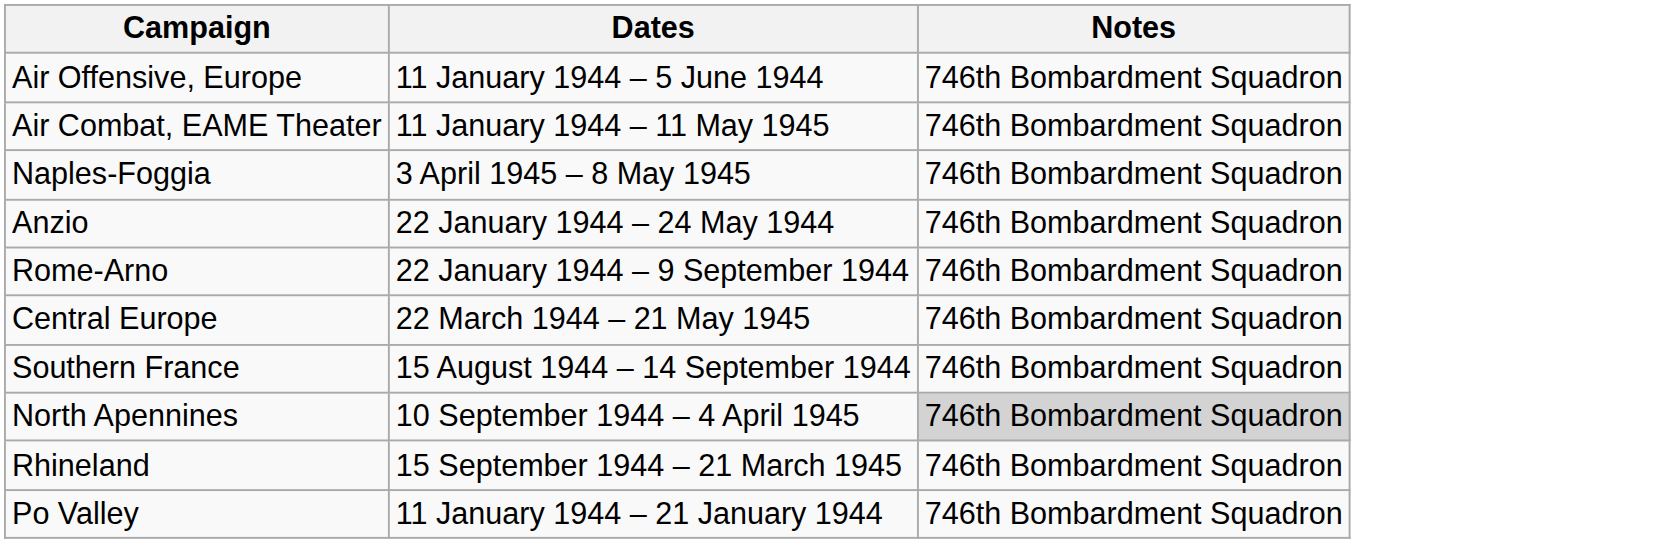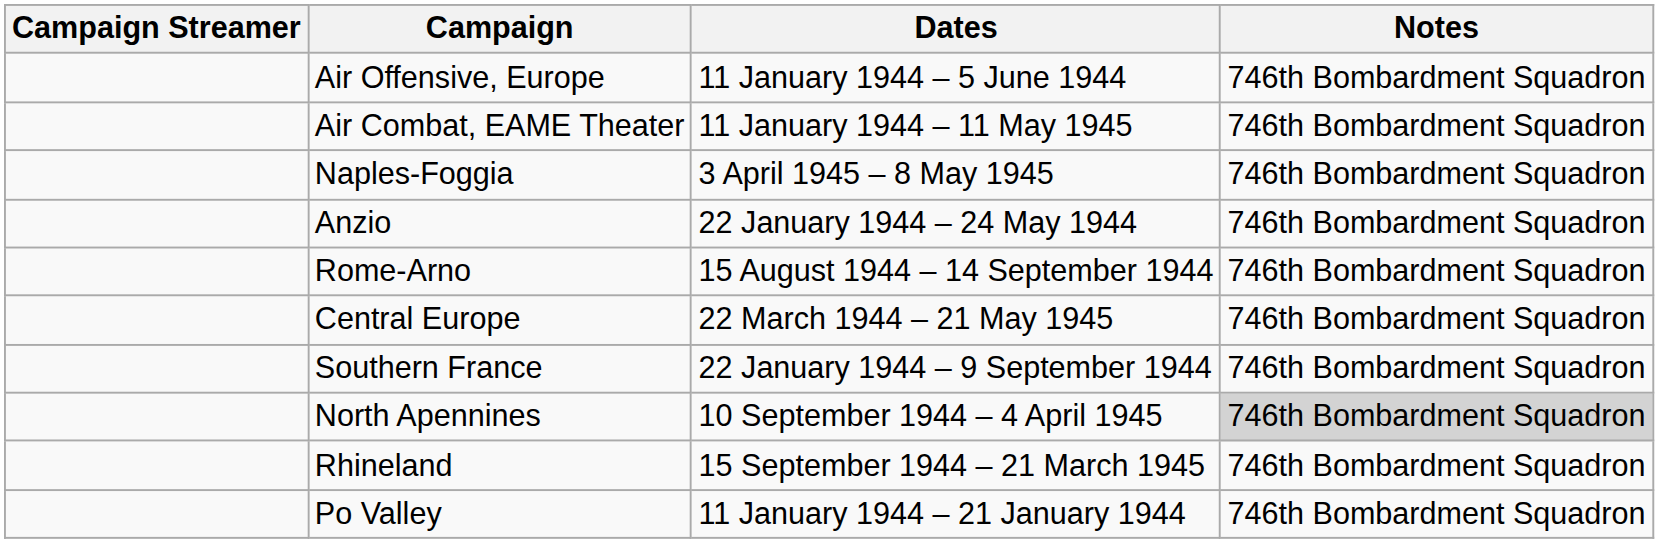+ column: (156, 28)
(652, 271) 22 January 1944 – 9 September 1944 -> (956, 271) 15 August 1944 – 14 September 1944
(653, 367) 15 August 1944 – 14 September 1944 -> (955, 367) 22 January 1944 – 9 September 1944
